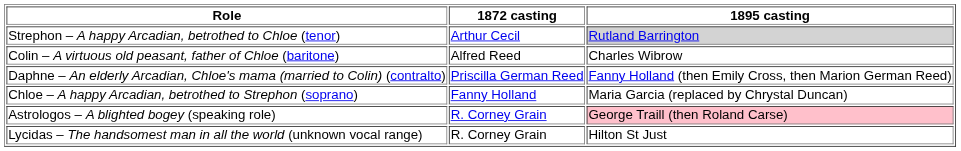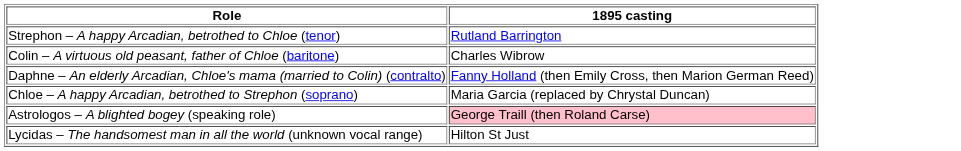- column: (517, 15)
(644, 35) lightgrey background -> (506, 35) no background
